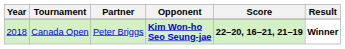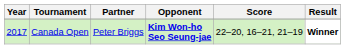(17, 32) 2018 -> (17, 32) 2017
(259, 32) bold -> (259, 32) normal
